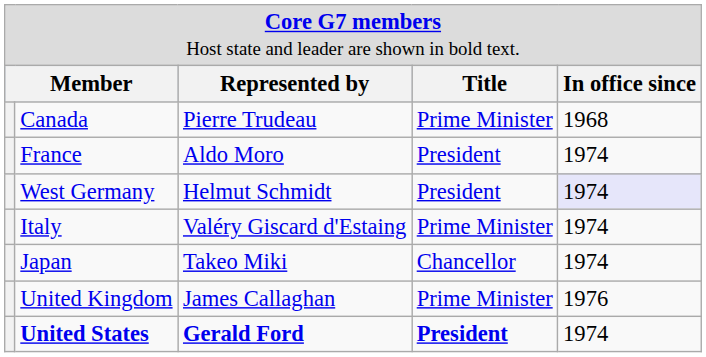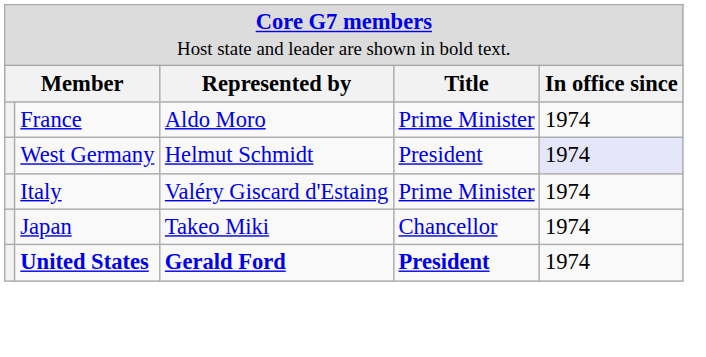- row: (54, 119)
(459, 155) President -> (467, 119) Prime Minister
- row: (96, 298)
